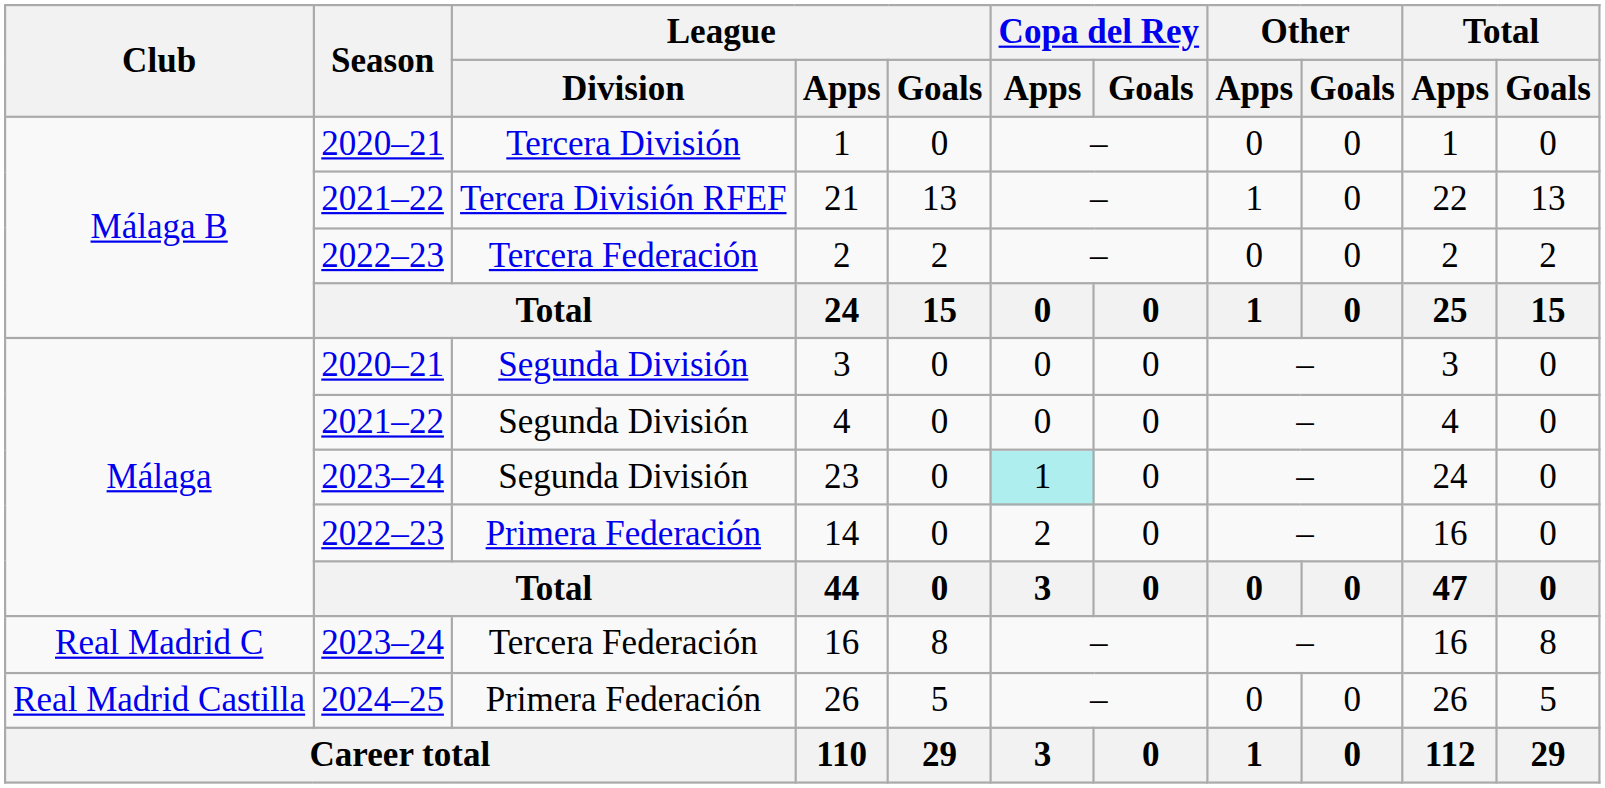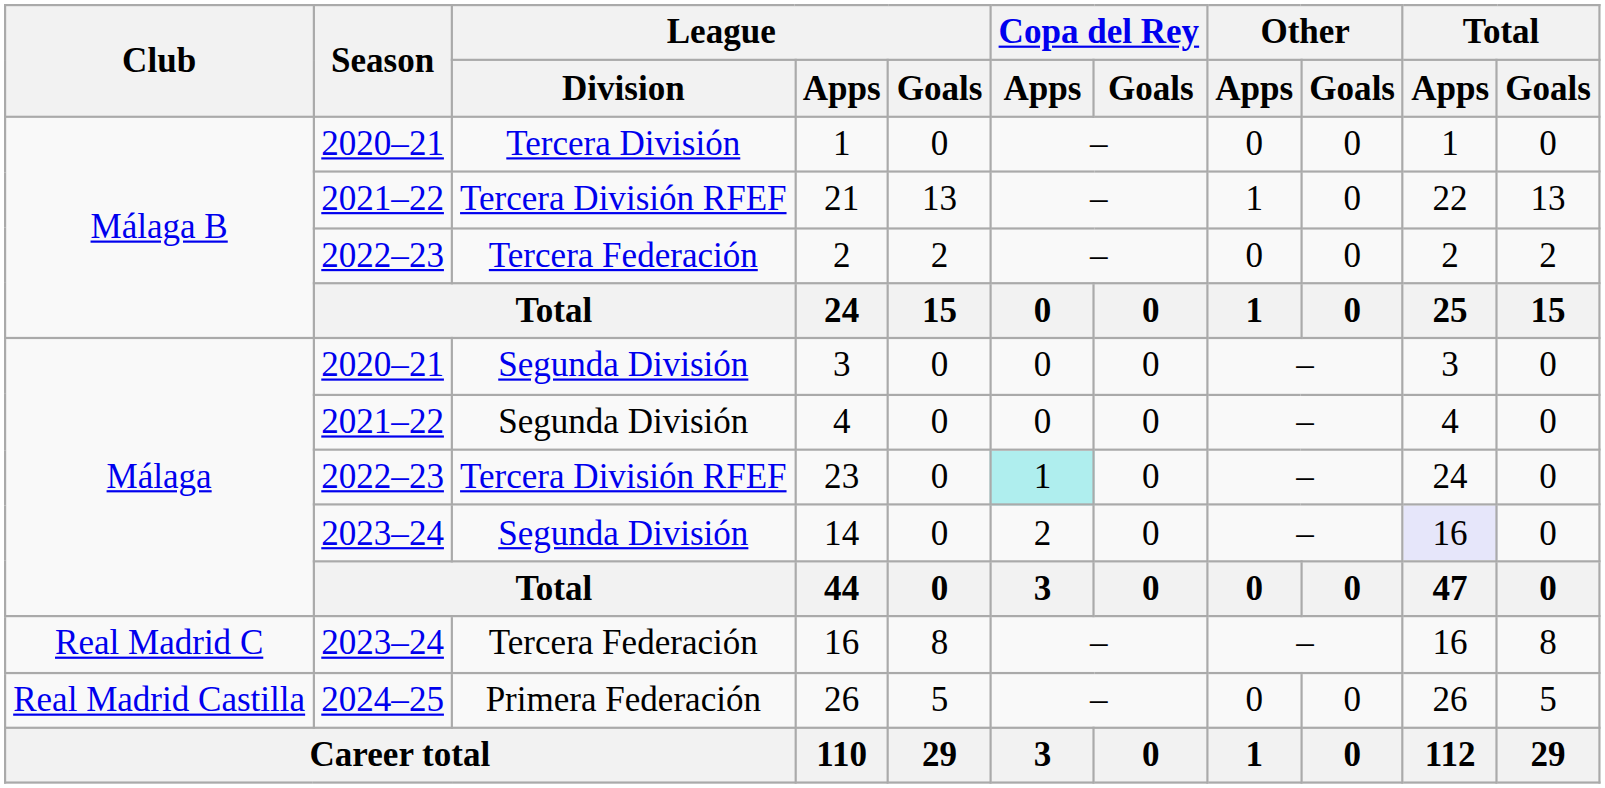(383, 476) 2023–24 -> (383, 476) 2022–23
(623, 476) Segunda División -> (623, 476) Tercera División RFEF
(383, 532) 2022–23 -> (383, 532) 2023–24
(623, 532) Primera Federación -> (623, 532) Segunda División
(1450, 532) no background -> (1450, 532) lavender background
